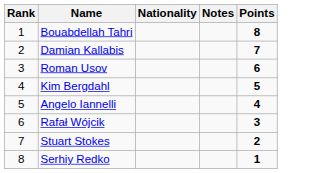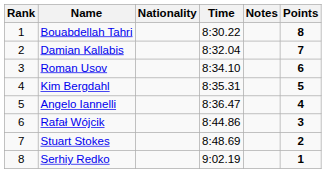+ column: (221, 13)
